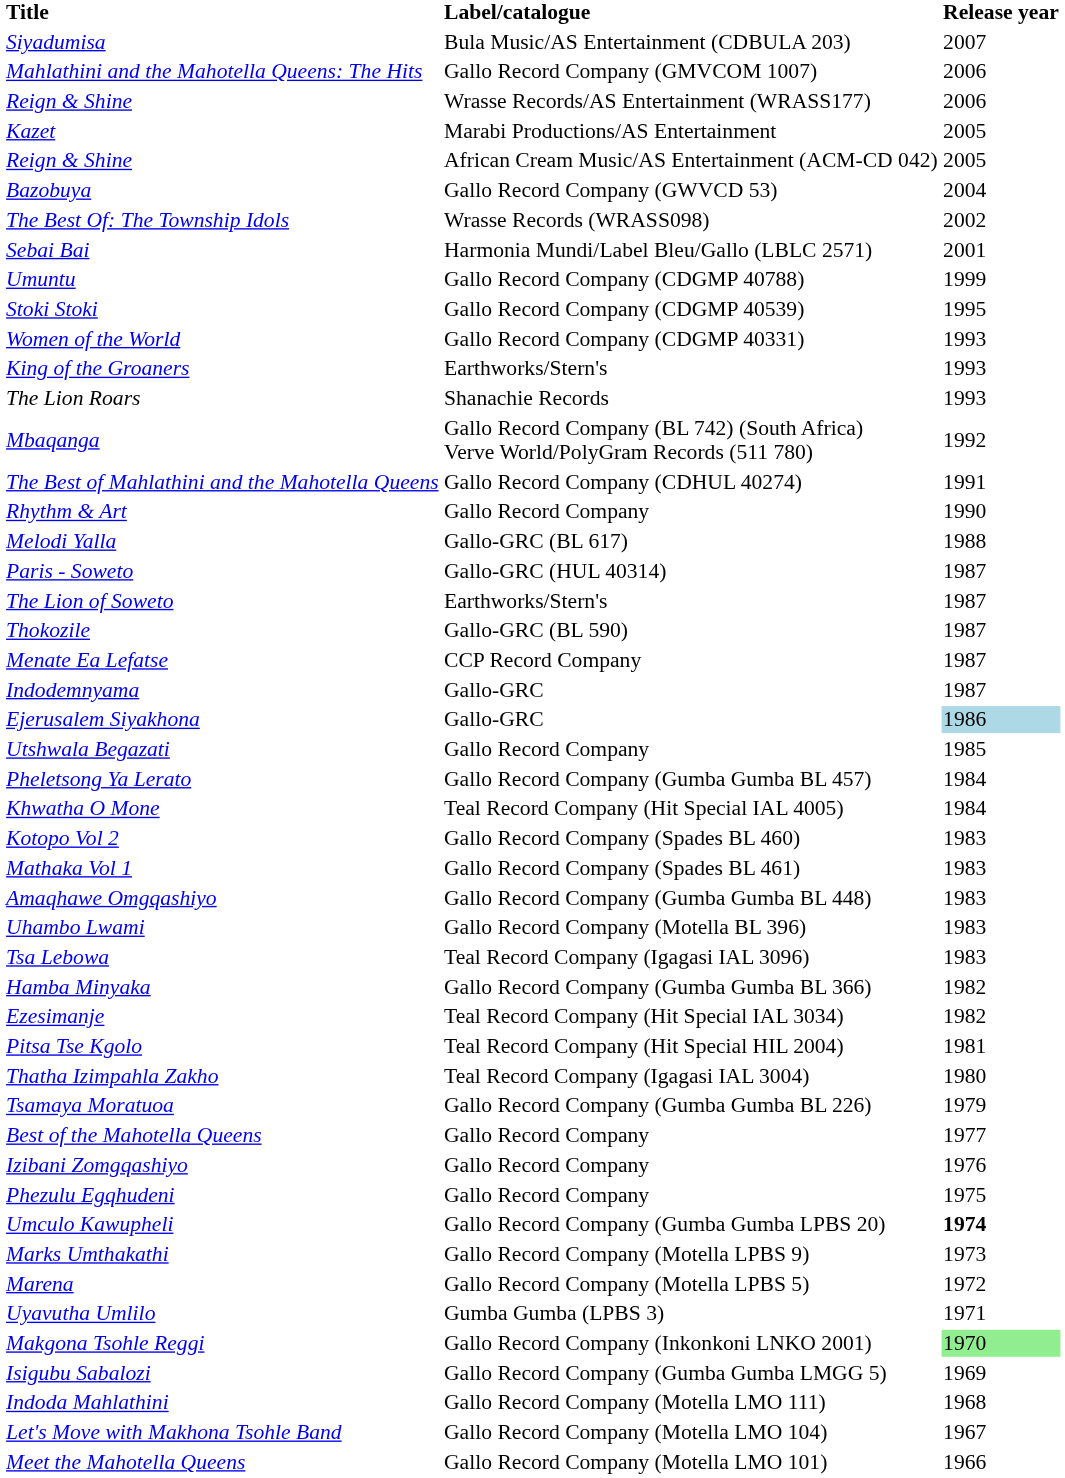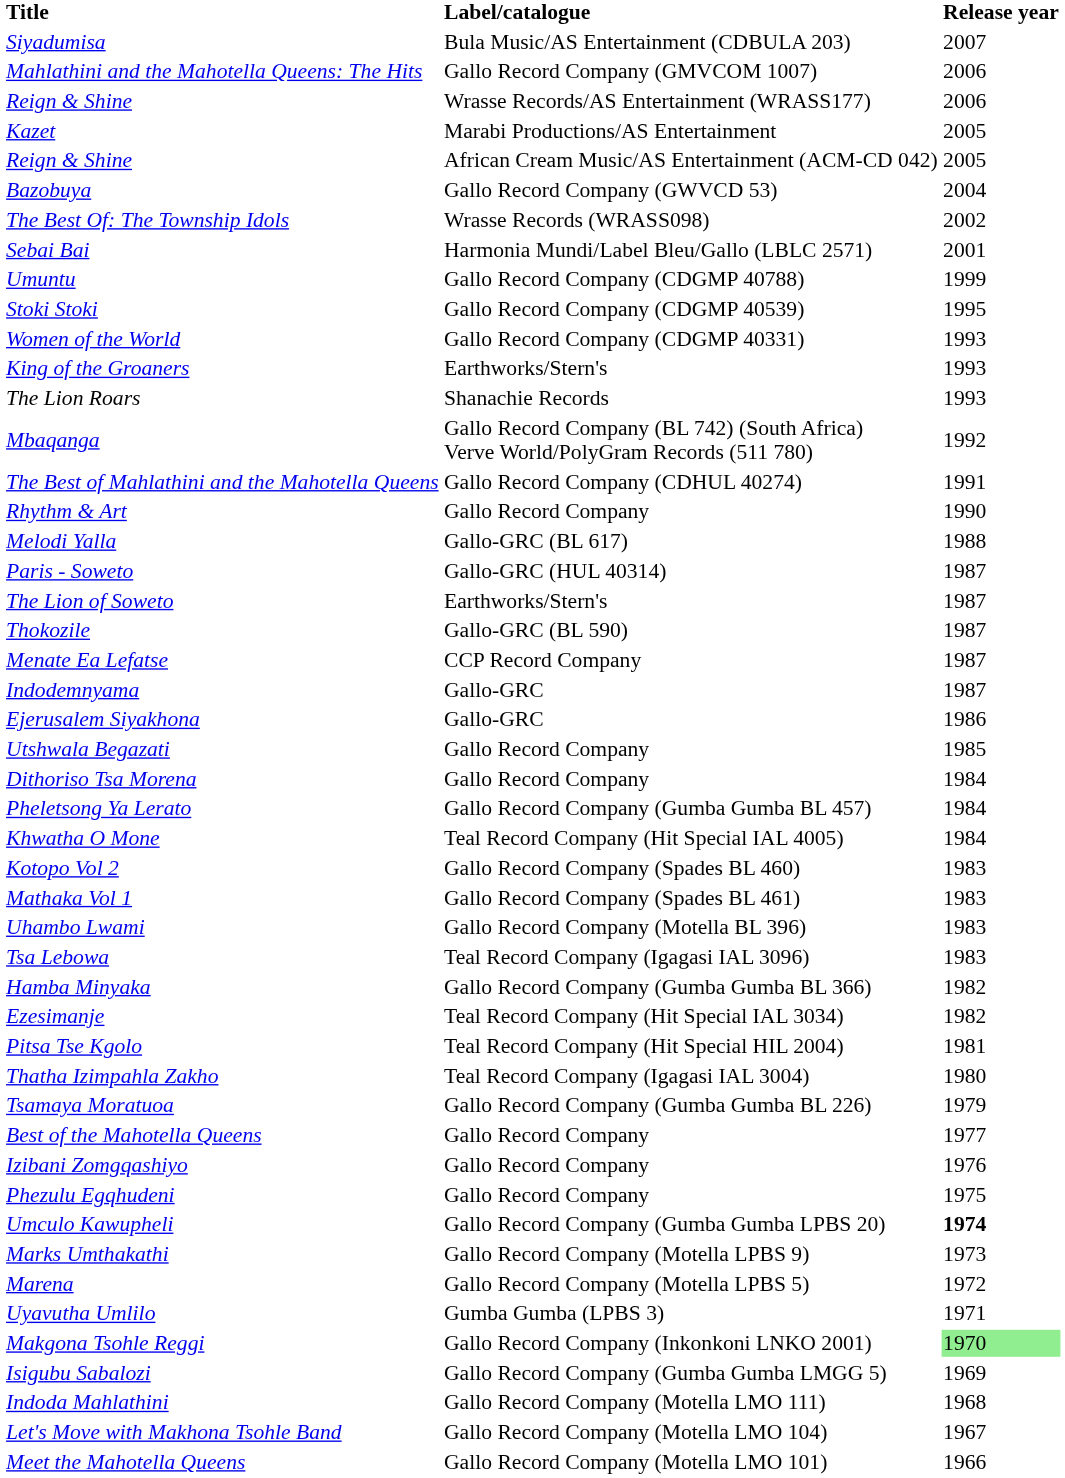(965, 719) lightblue background -> (965, 719) no background
+ row: (101, 778)
- row: (111, 897)
